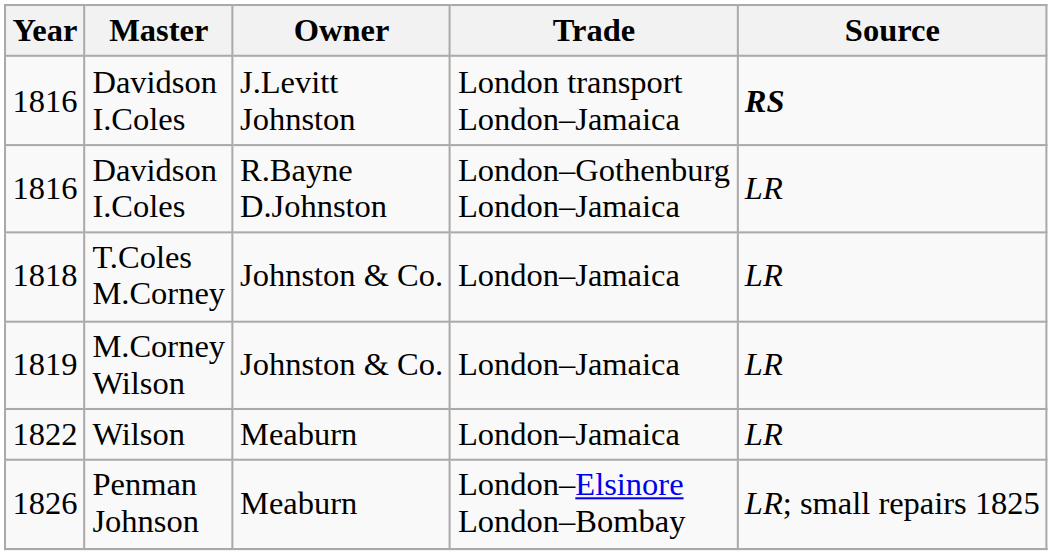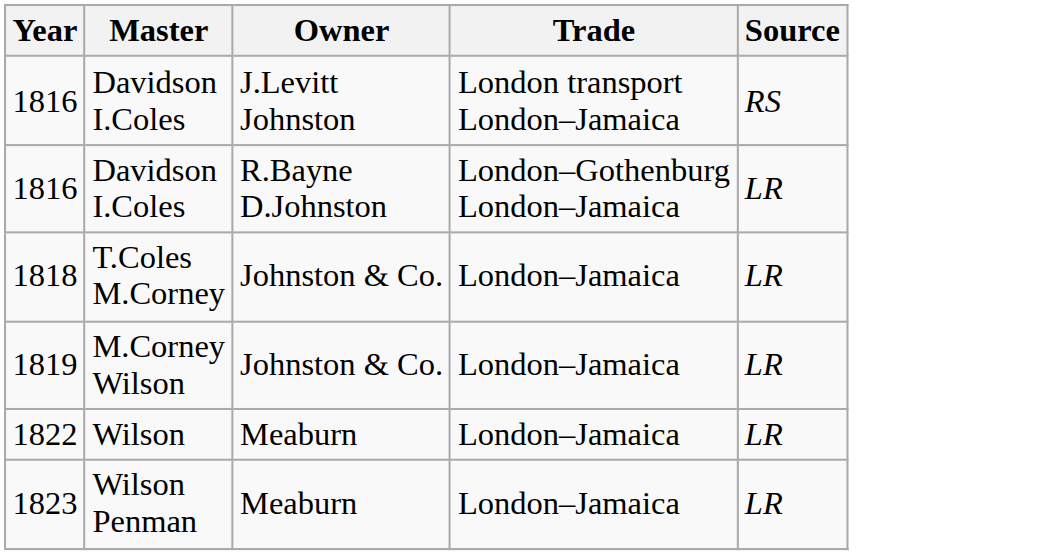(765, 100) bold -> (763, 100) normal
+ row: (45, 503)
- row: (45, 503)
